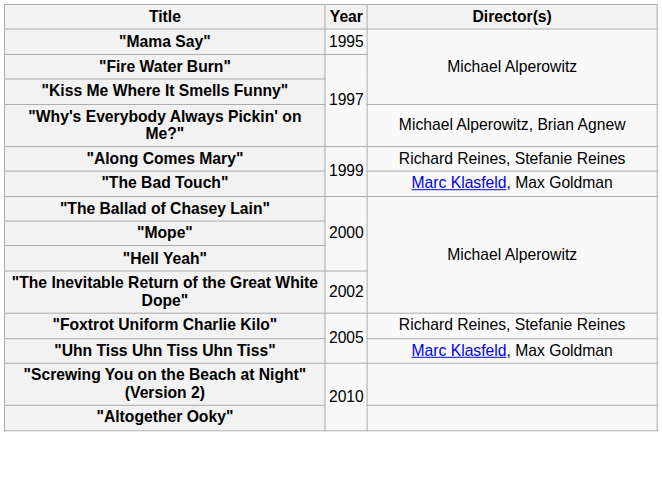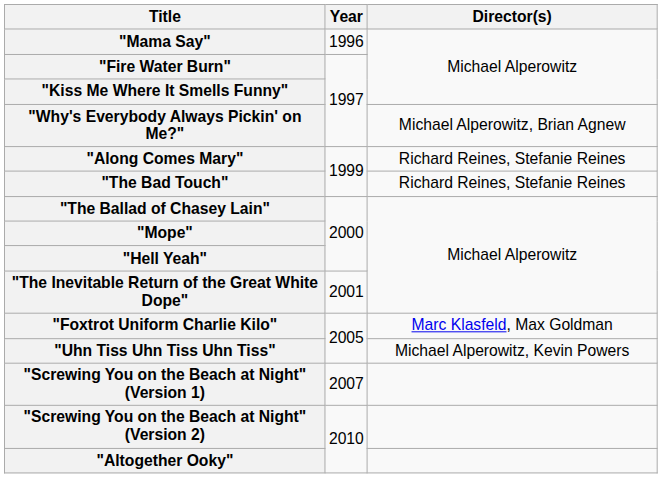(346, 41) 1995 -> (346, 41) 1996
(512, 183) Marc Klasfeld, Max Goldman -> (512, 183) Richard Reines, Stefanie Reines
(346, 292) 2002 -> (346, 292) 2001
(512, 325) Richard Reines, Stefanie Reines -> (512, 325) Marc Klasfeld, Max Goldman
(512, 350) Marc Klasfeld, Max Goldman -> (512, 350) Michael Alperowitz, Kevin Powers
+ row: (165, 384)
